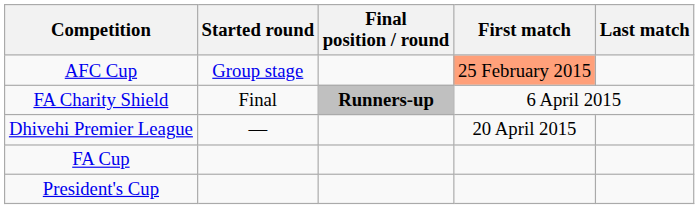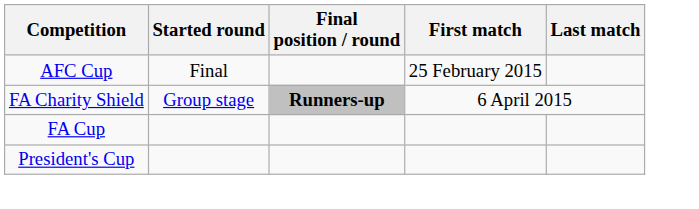(258, 70) Group stage -> (209, 70) Final
(524, 70) lightsalmon background -> (475, 70) no background
(258, 99) Final -> (209, 99) Group stage
- row: (101, 129)
